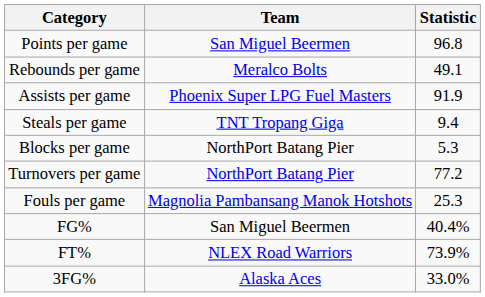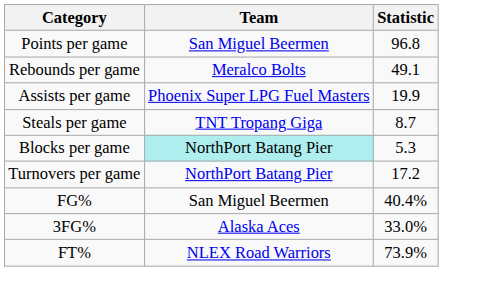(448, 95) 91.9 -> (406, 95) 19.9
(448, 122) 9.4 -> (406, 122) 8.7
(280, 148) no background -> (259, 148) paleturquoise background
(448, 174) 77.2 -> (406, 174) 17.2
- row: (74, 200)
rows swapped: (74, 252) <-> (74, 278)
